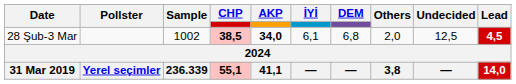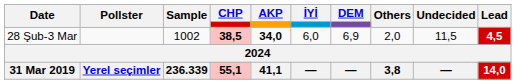(311, 35) 6,1 -> (311, 35) 6,0
(351, 35) 6,8 -> (351, 35) 6,9
(446, 35) 12,5 -> (446, 35) 11,5
